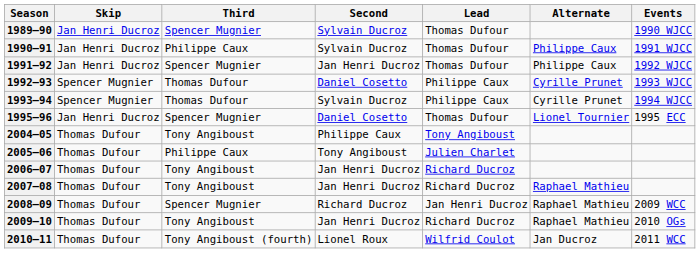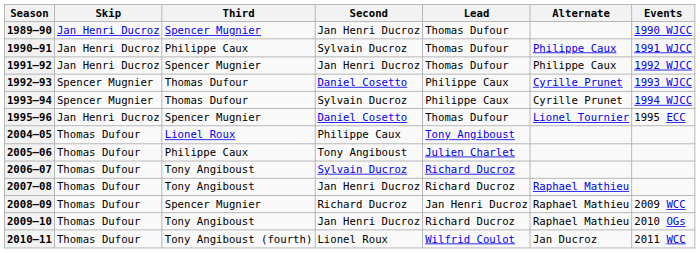(362, 30) Sylvain Ducroz -> (369, 30) Jan Henri Ducroz
(210, 135) Tony Angiboust -> (200, 135) Lionel Roux
(369, 169) Jan Henri Ducroz -> (362, 169) Sylvain Ducroz
